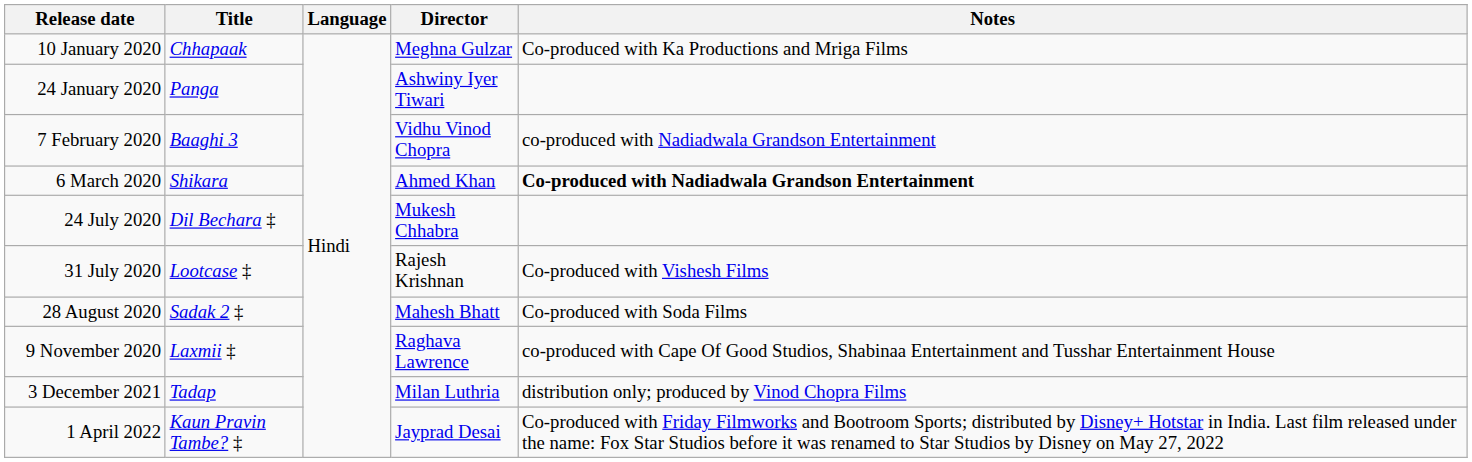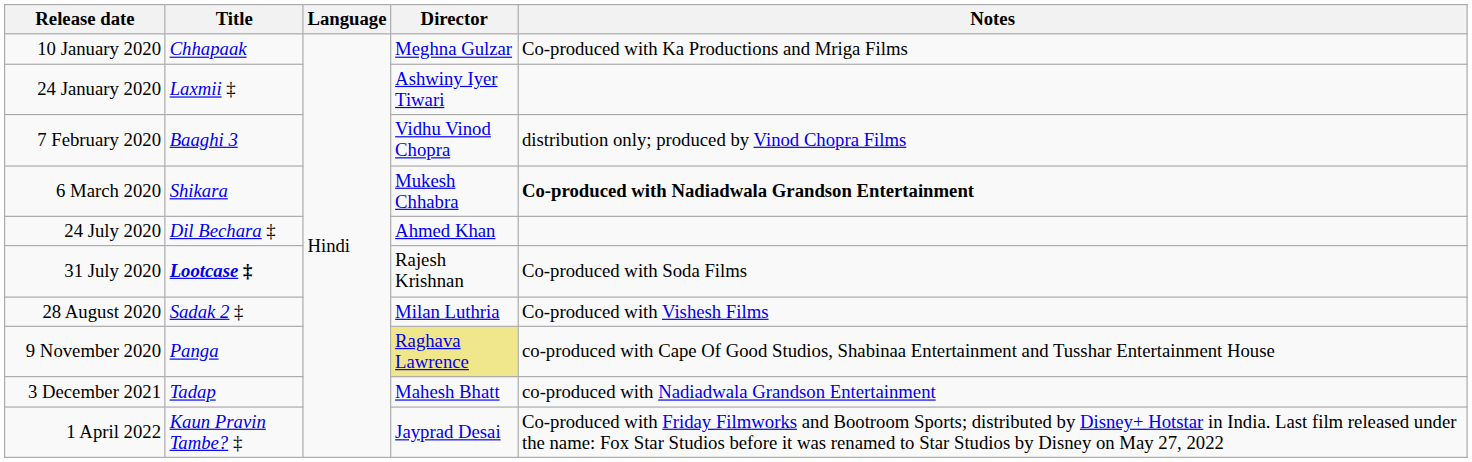(194, 89) Panga -> (203, 89) Laxmii ‡
(729, 140) co-produced with Nadiadwala Grandson Entertainment -> (714, 140) distribution only; produced by Vinod Chopra Films
(445, 180) Ahmed Khan -> (427, 190) Mukesh Chhabra
(427, 220) Mukesh Chhabra -> (445, 230) Ahmed Khan
(210, 271) normal -> (211, 271) bold
(645, 271) Co-produced with Vishesh Films -> (635, 271) Co-produced with Soda Films
(447, 311) Mahesh Bhatt -> (447, 311) Milan Luthria
(635, 311) Co-produced with Soda Films -> (645, 311) Co-produced with Vishesh Films
(203, 351) Laxmii ‡ -> (194, 351) Panga
(432, 351) no background -> (432, 351) khaki background
(447, 391) Milan Luthria -> (447, 391) Mahesh Bhatt
(714, 391) distribution only; produced by Vinod Chopra Films -> (729, 391) co-produced with Nadiadwala Grandson Entertainment
